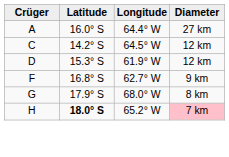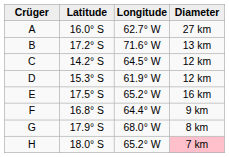(142, 29) 64.4° W -> (142, 29) 62.7° W
+ row: (32, 45)
+ row: (32, 95)
(142, 78) 62.7° W -> (142, 111) 64.4° W
(87, 111) bold -> (87, 144) normal
